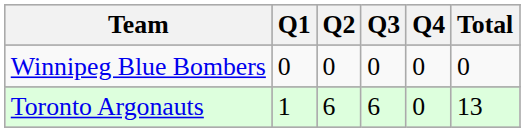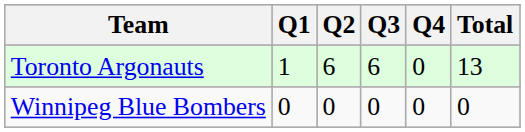rows swapped: (138, 65) <-> (107, 106)
